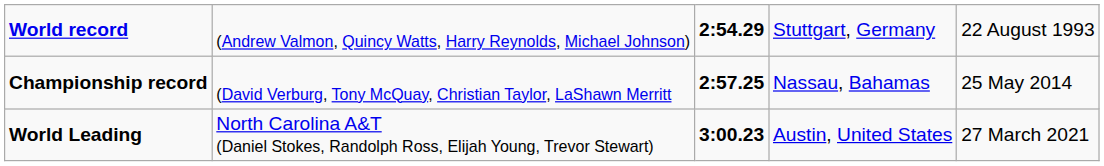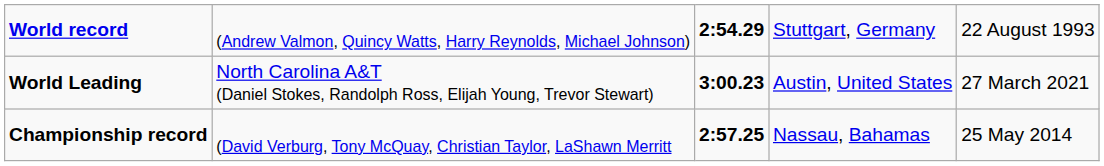rows swapped: (108, 82) <-> (76, 134)
